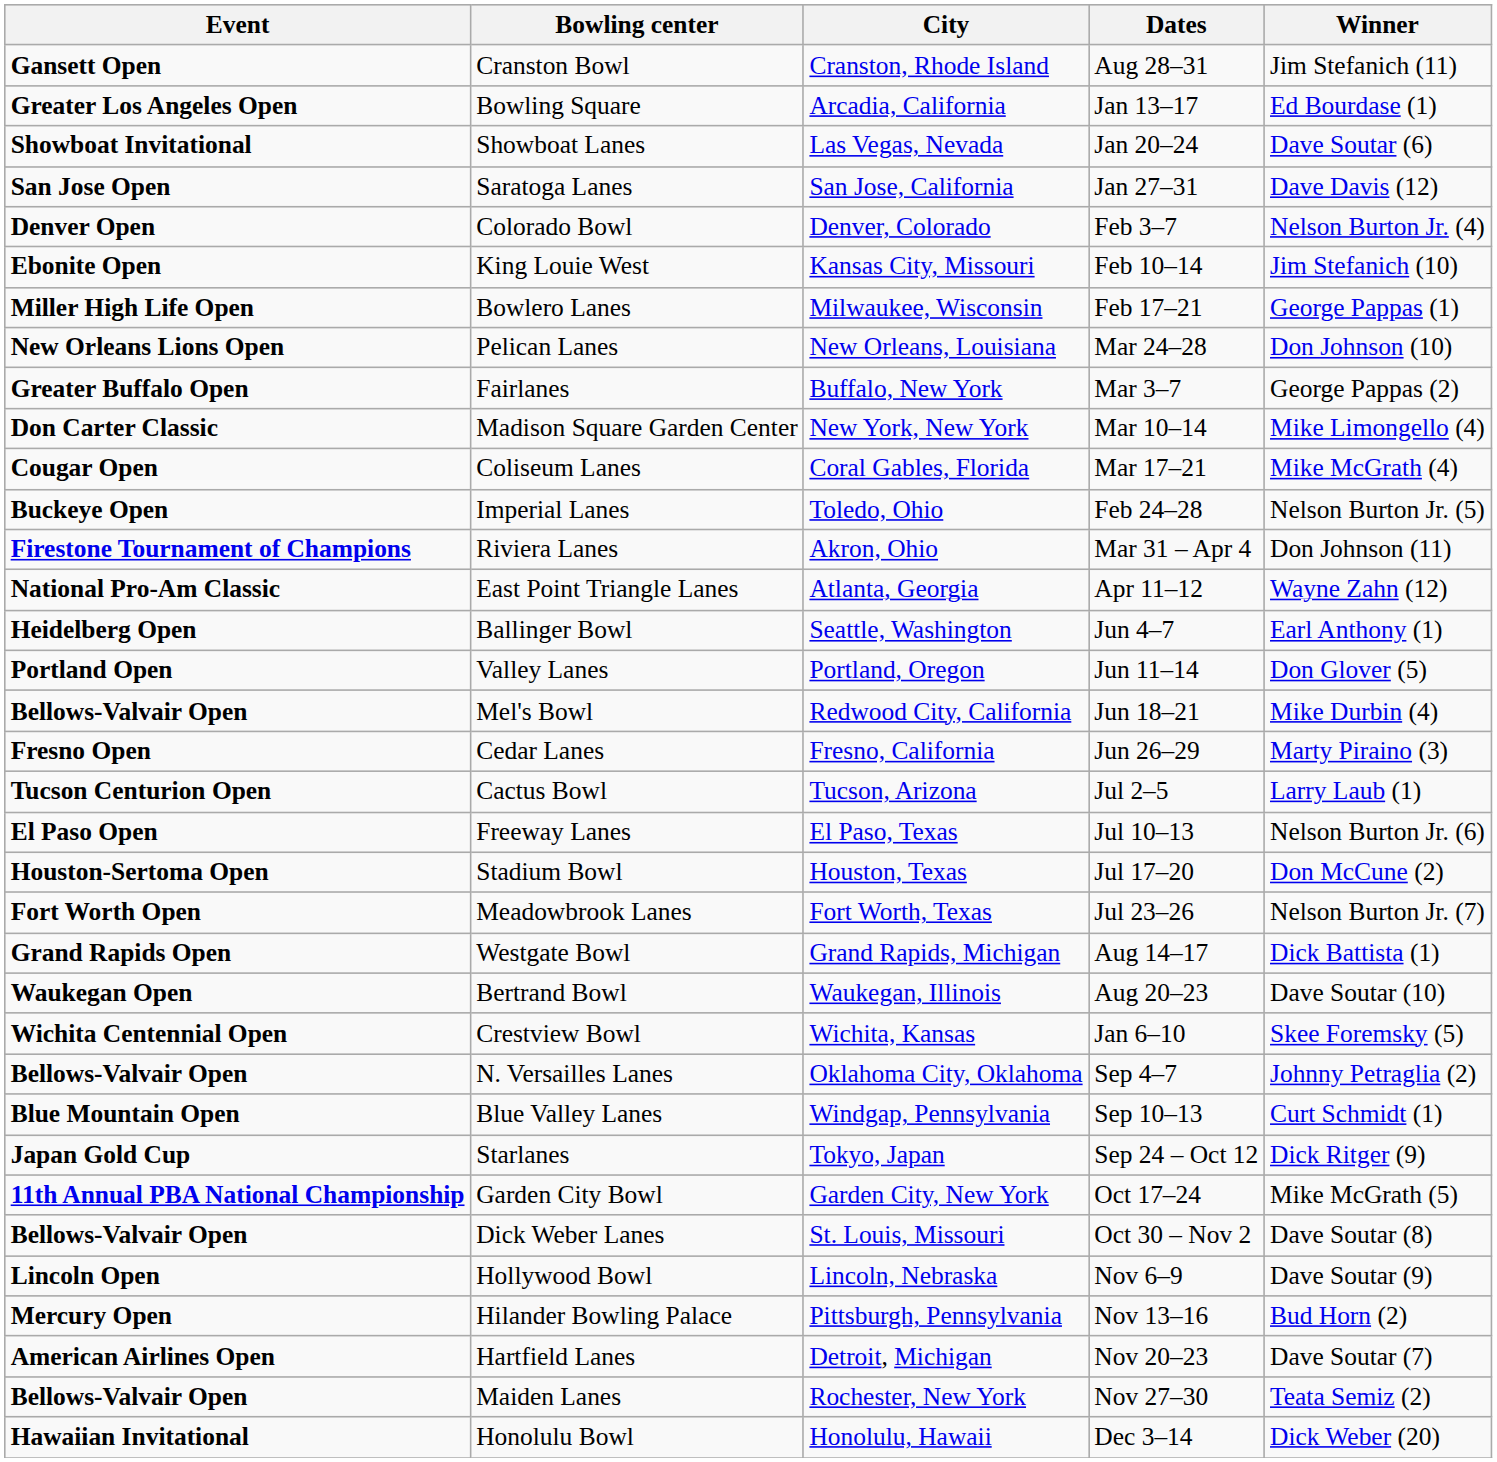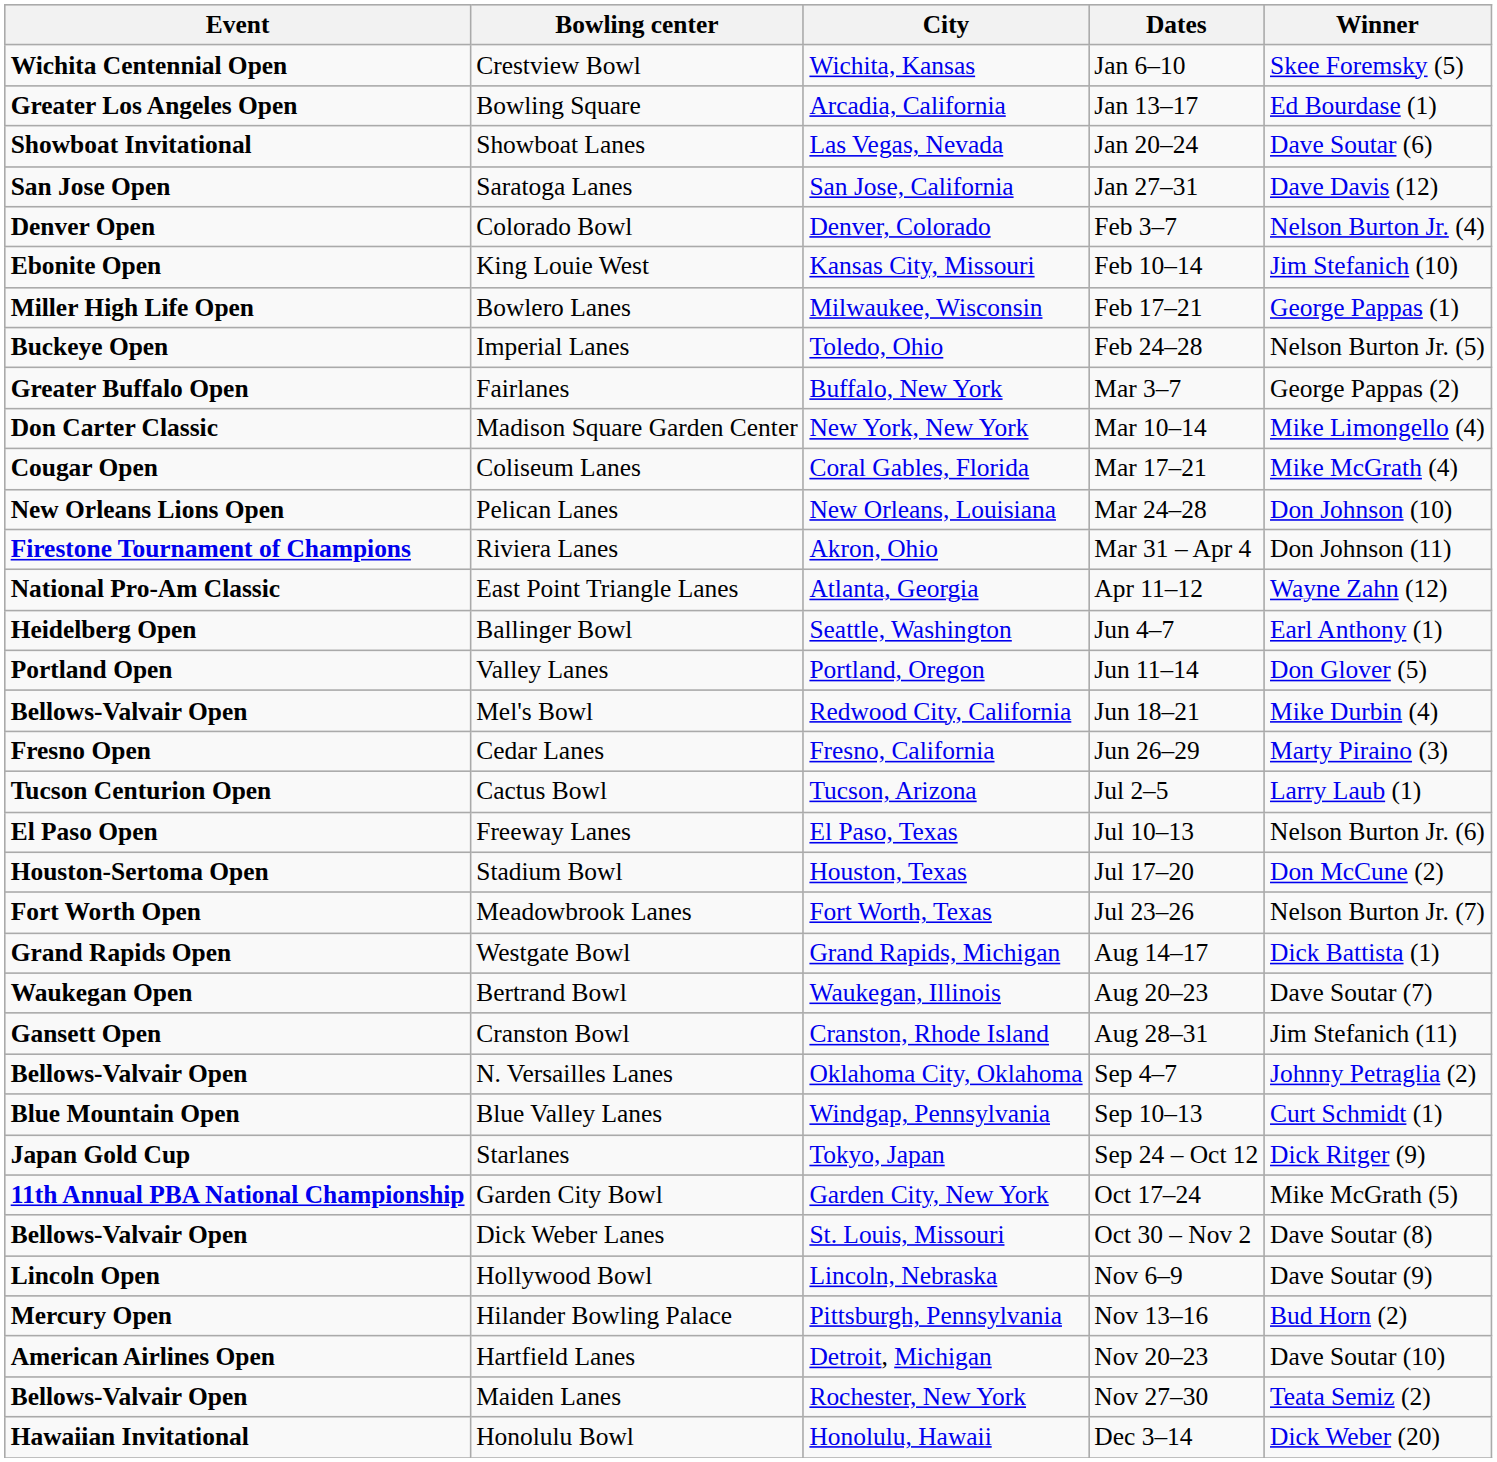rows swapped: (559, 1033) <-> (553, 65)
rows swapped: (553, 508) <-> (547, 347)
(1358, 992) Dave Soutar (10) -> (1351, 992) Dave Soutar (7)
(1351, 1356) Dave Soutar (7) -> (1358, 1356) Dave Soutar (10)
